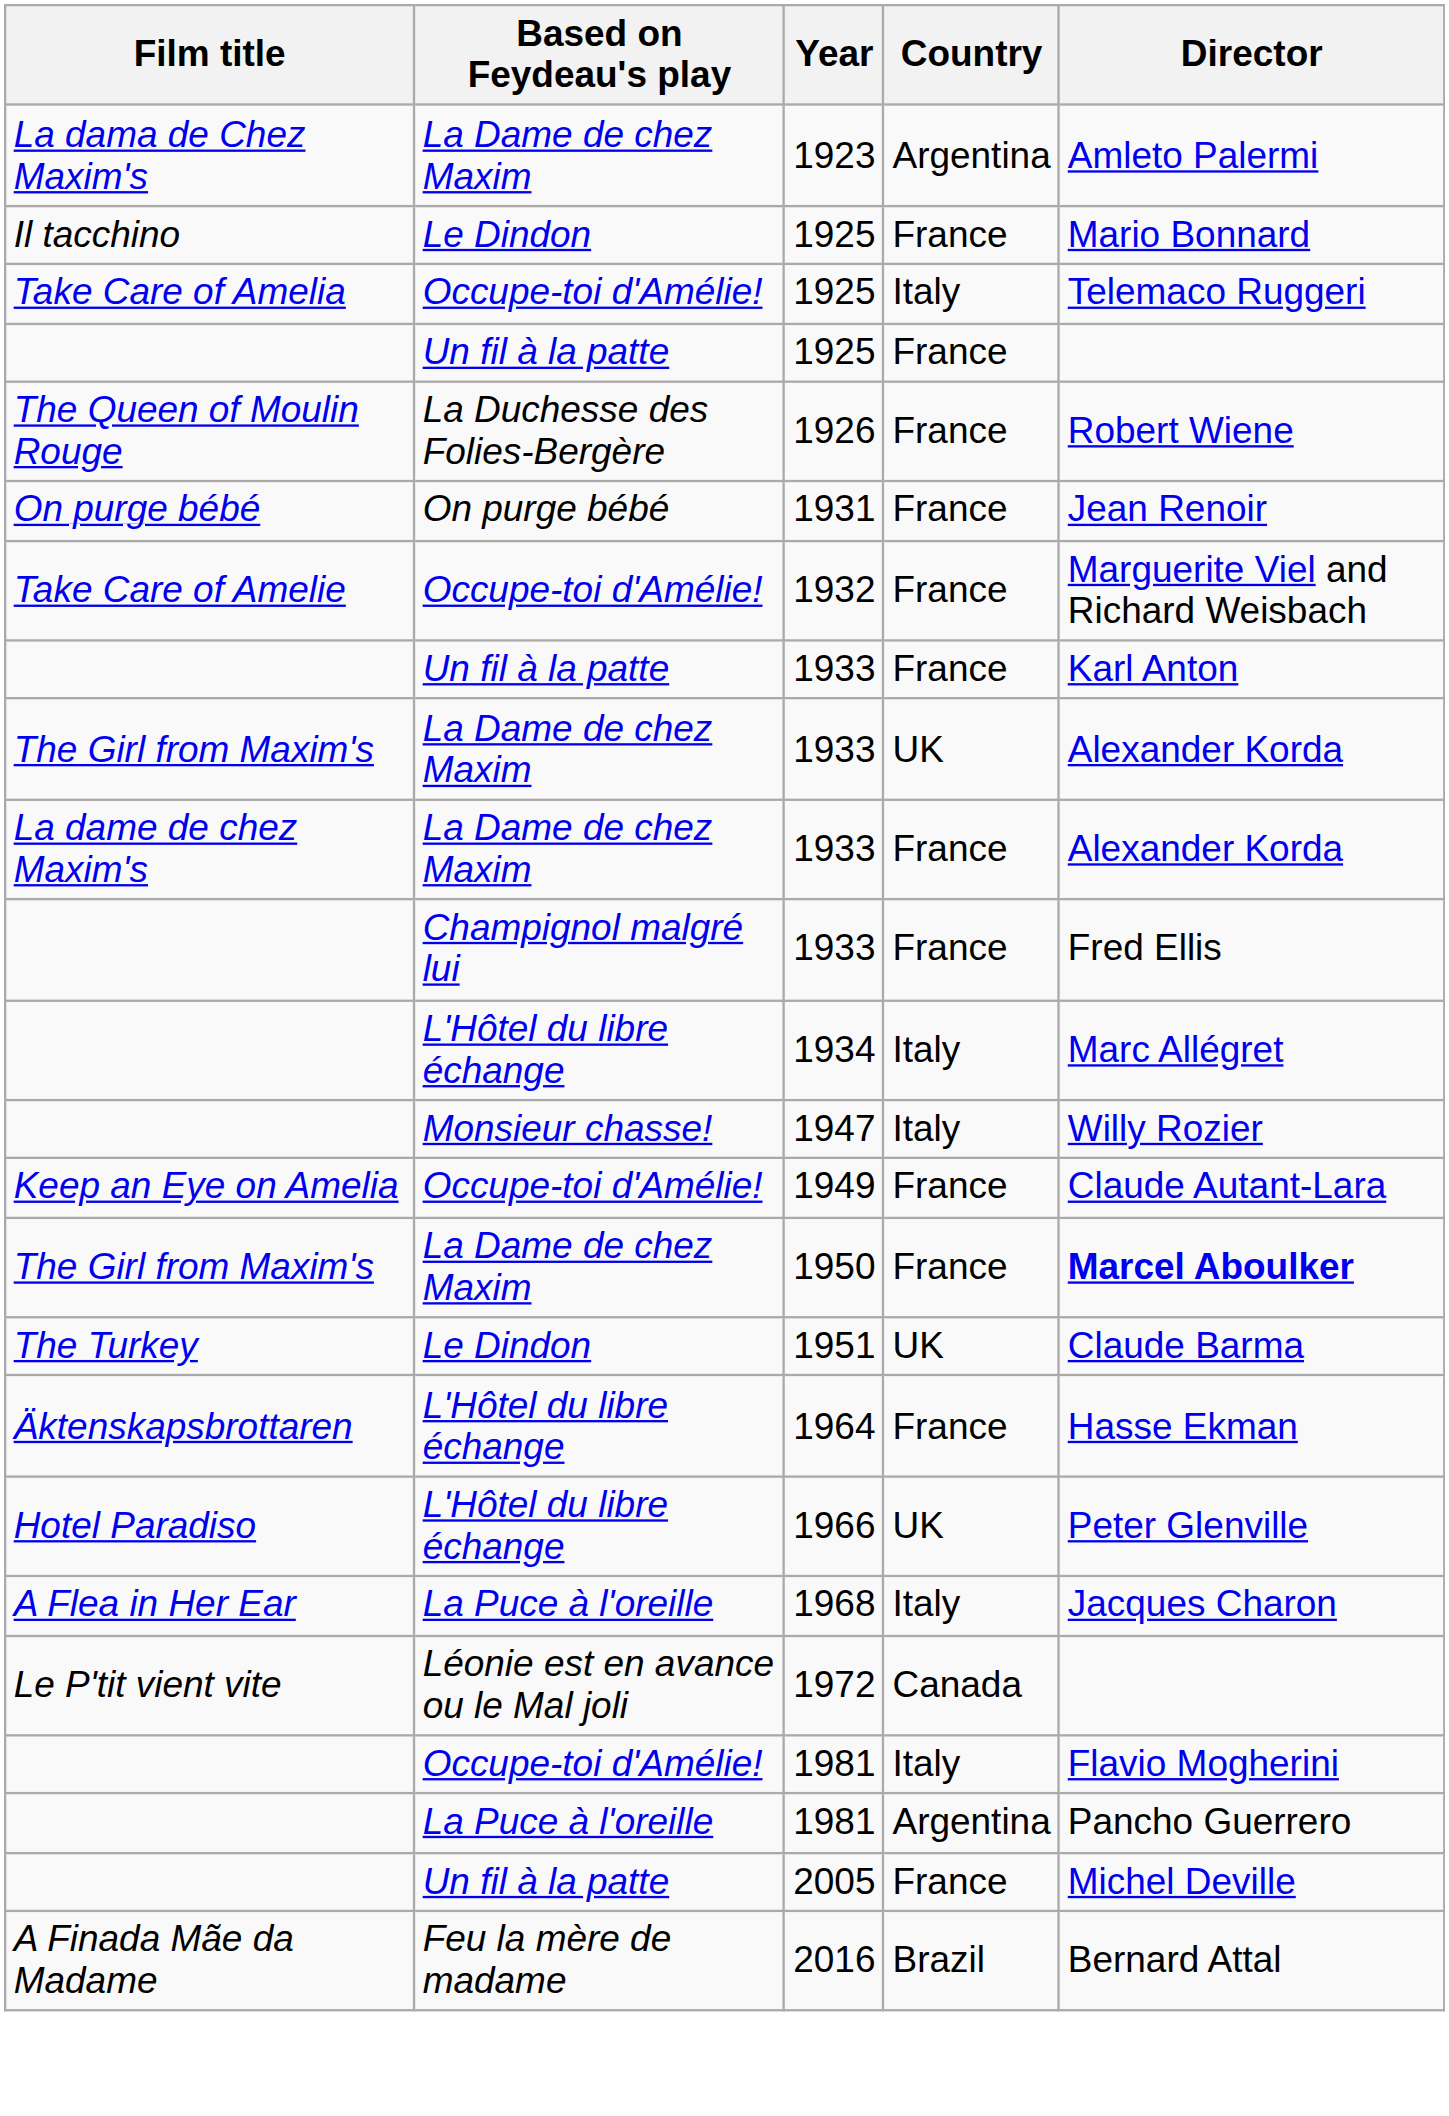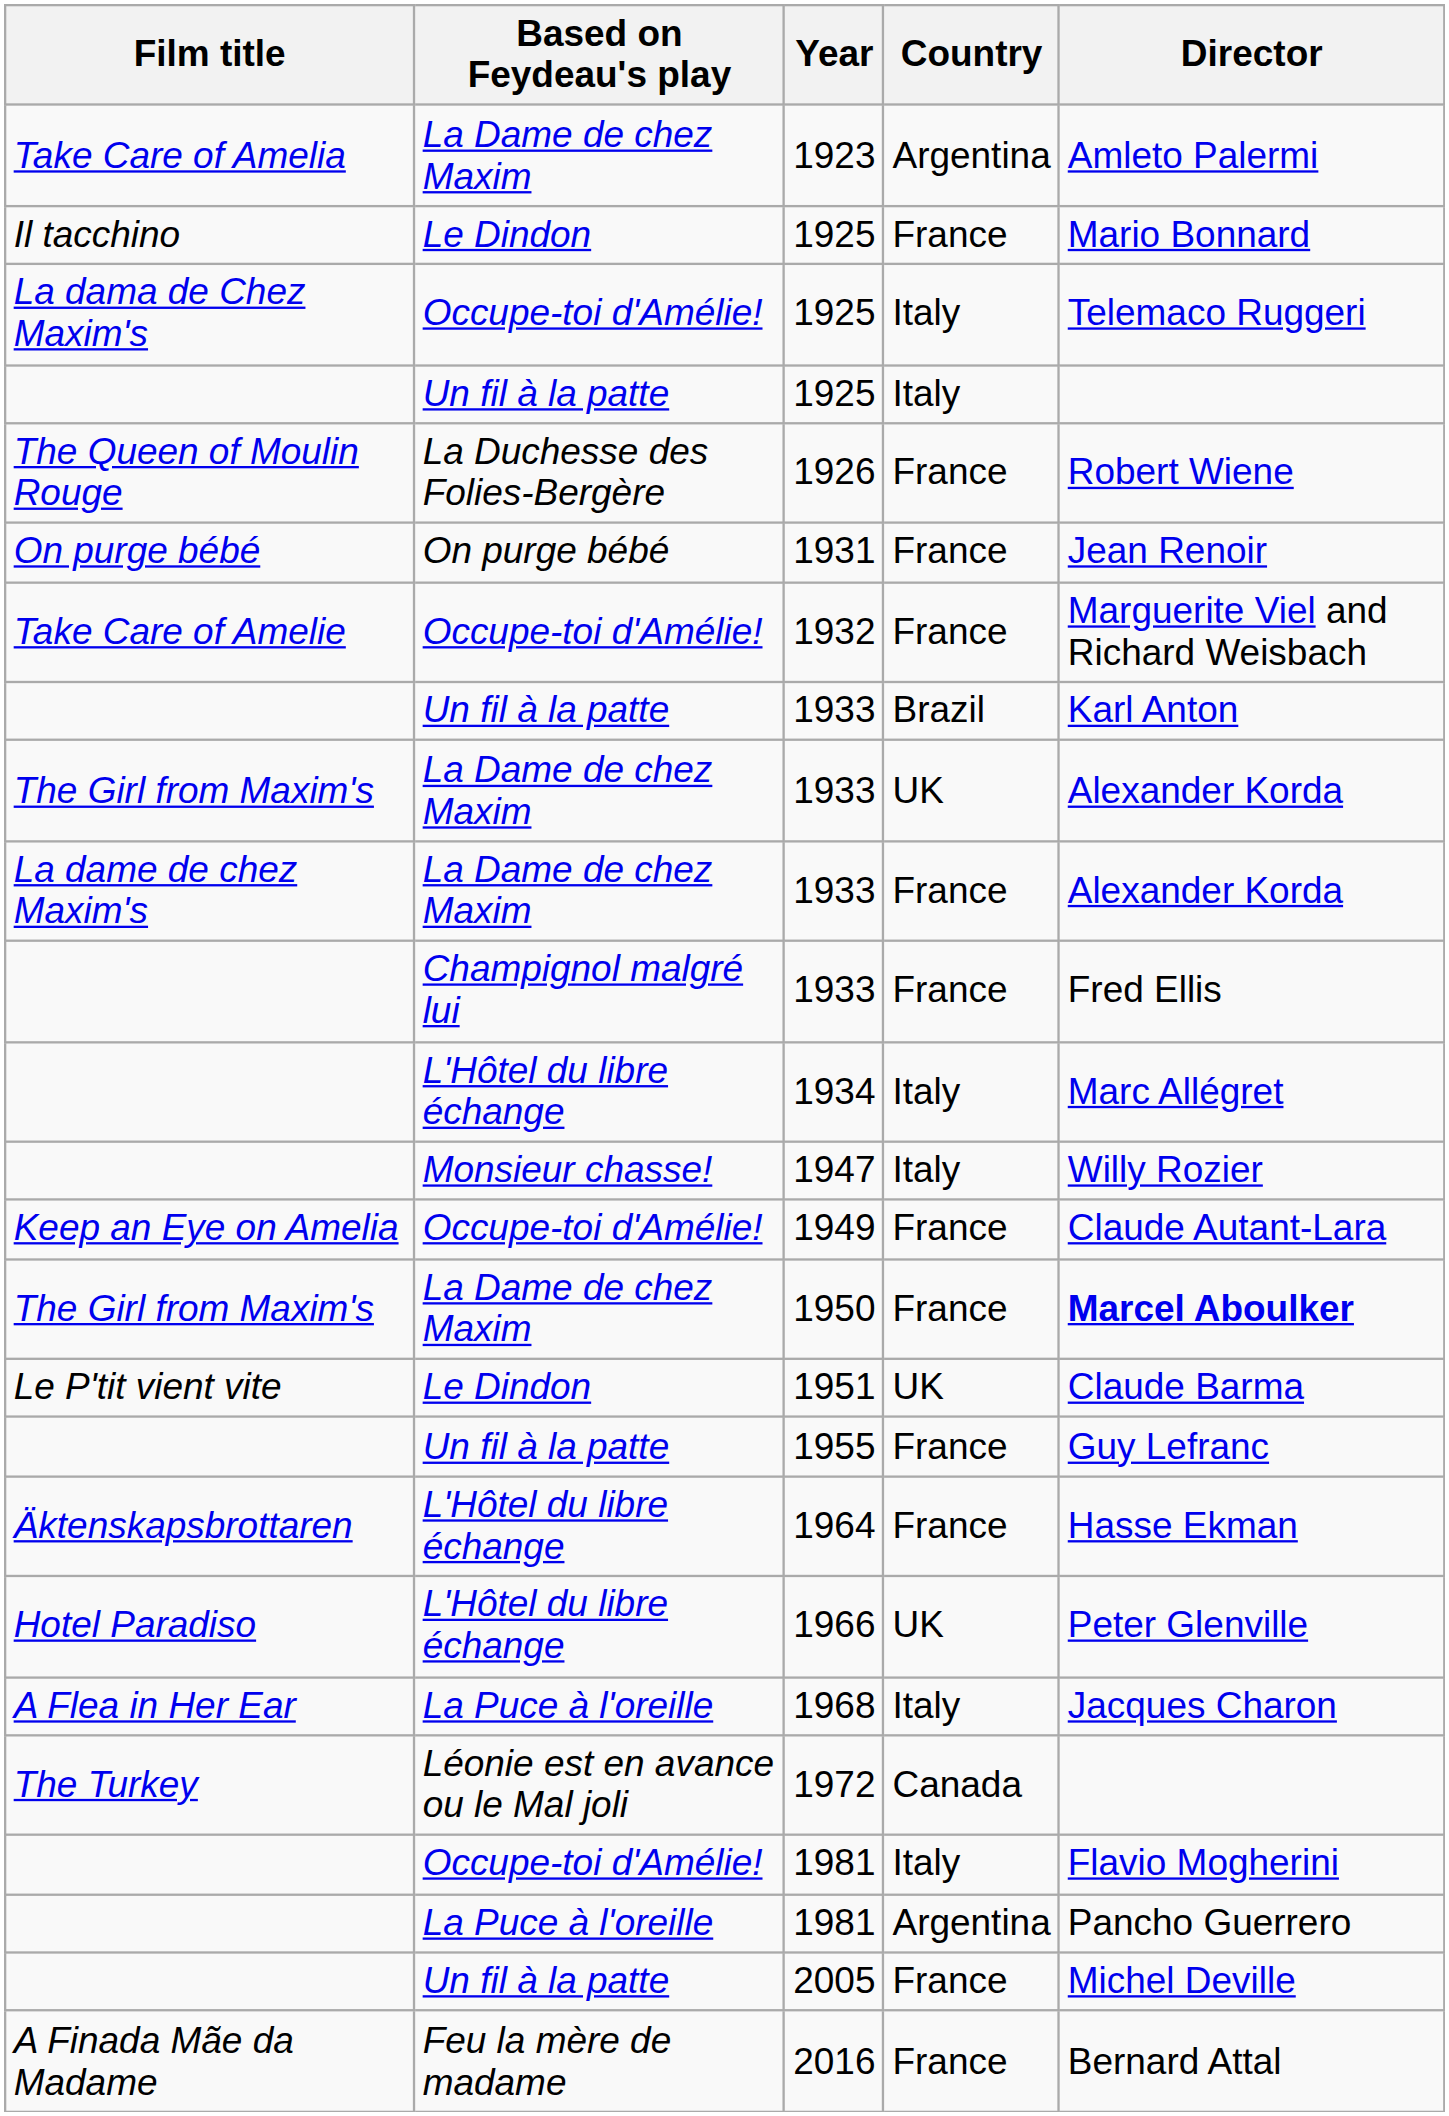(160, 154) La dama de Chez Maxim's -> (180, 154) Take Care of Amelia
(180, 292) Take Care of Amelia -> (160, 313) La dama de Chez Maxim's
(950, 351) France -> (926, 393) Italy
(950, 669) France -> (939, 710) Brazil
(106, 1345) The Turkey -> (148, 1387) Le P'tit vient vite
+ row: (546, 1446)
(148, 1684) Le P'tit vient vite -> (106, 1784) The Turkey
(939, 1960) Brazil -> (950, 2060) France
